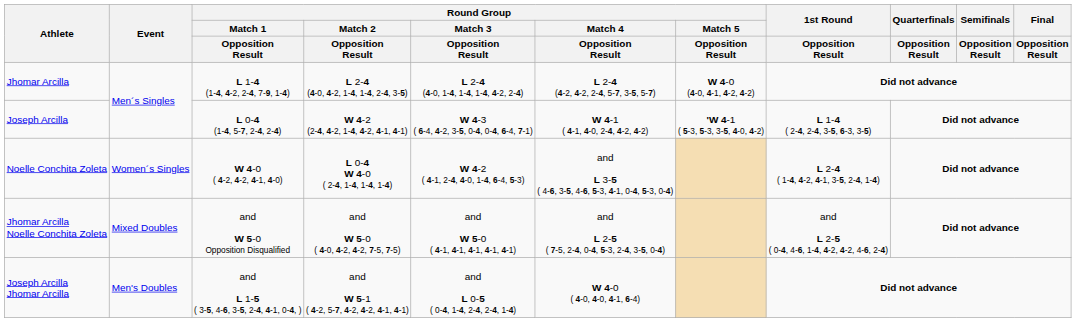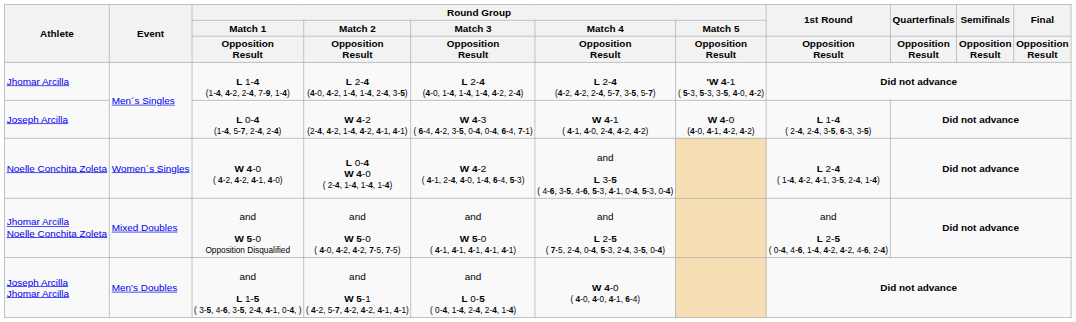(721, 87) W 4-0 (4-0, 4-1, 4-2, 4-2) -> (721, 87) 'W 4-1 ( 5-3, 5-3, 3-5, 4-0, 4-2)
(721, 125) 'W 4-1 ( 5-3, 5-3, 3-5, 4-0, 4-2) -> (721, 125) W 4-0 (4-0, 4-1, 4-2, 4-2)
